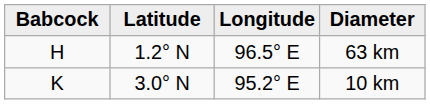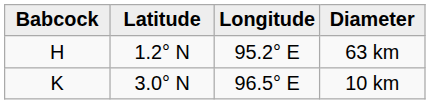(267, 51) 96.5° E -> (267, 51) 95.2° E
(267, 83) 95.2° E -> (267, 83) 96.5° E
